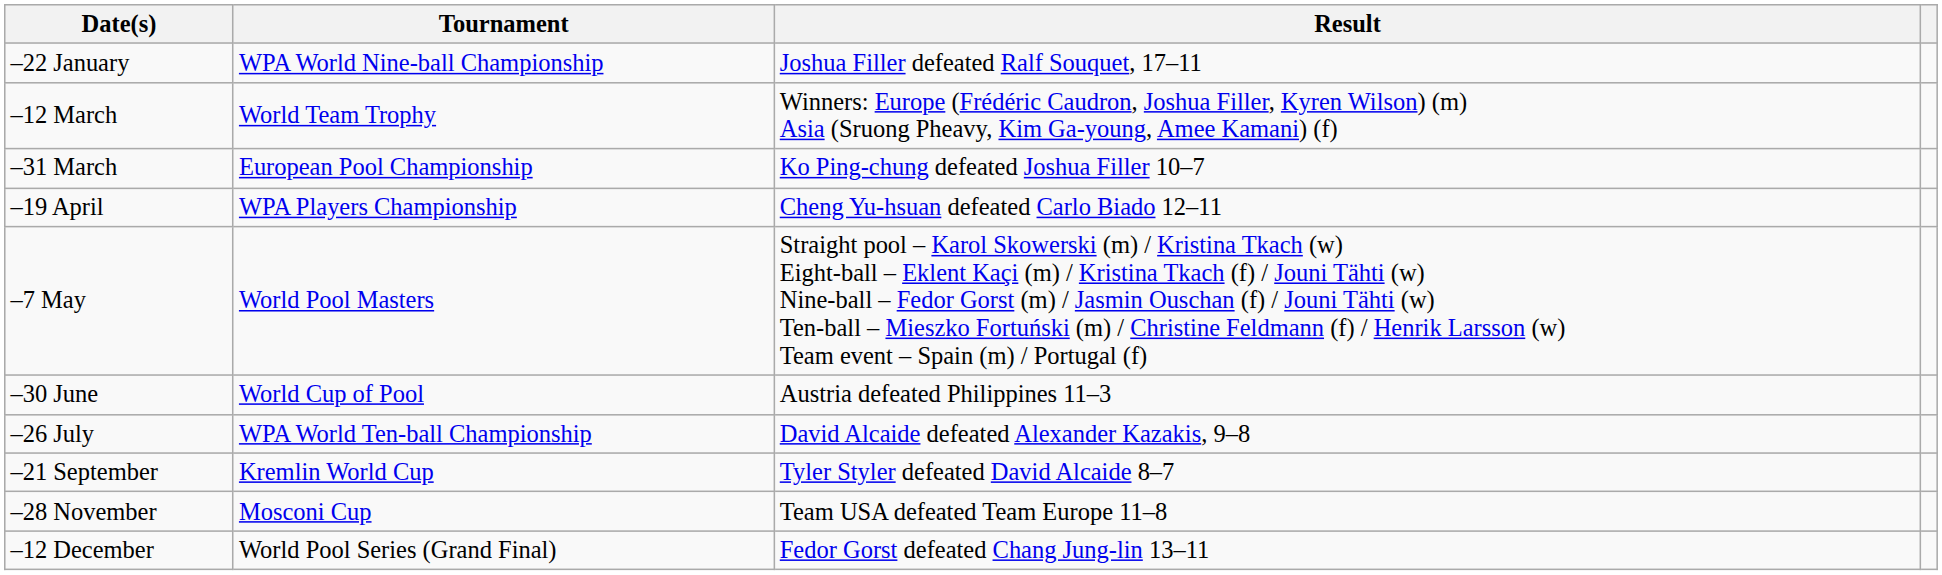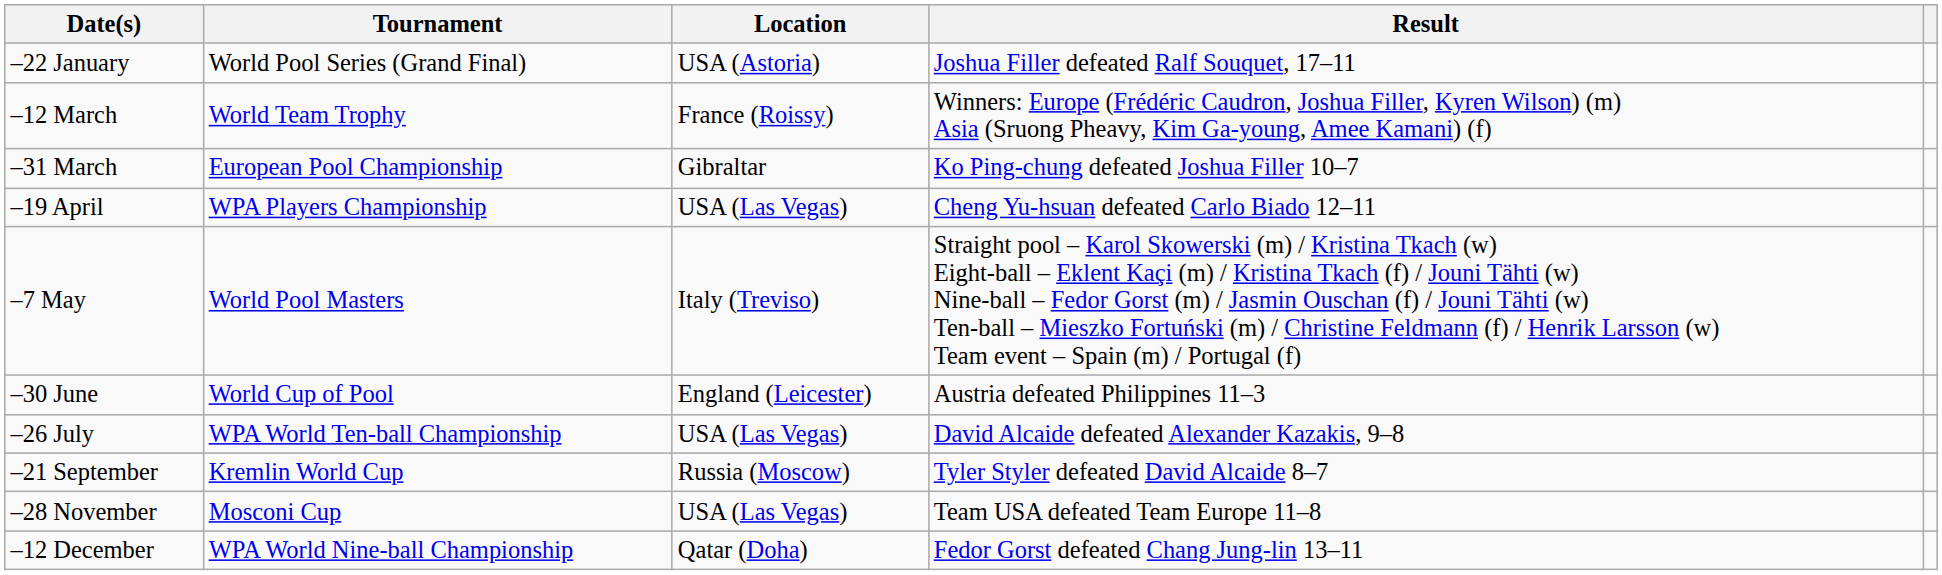+ column: (800, 23)
(421, 62) WPA World Nine-ball Championship -> (367, 62) World Pool Series (Grand Final)
(398, 549) World Pool Series (Grand Final) -> (391, 549) WPA World Nine-ball Championship
